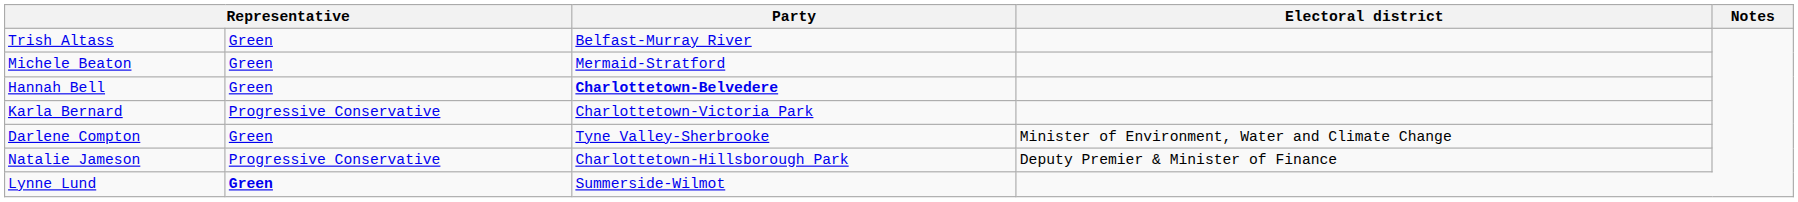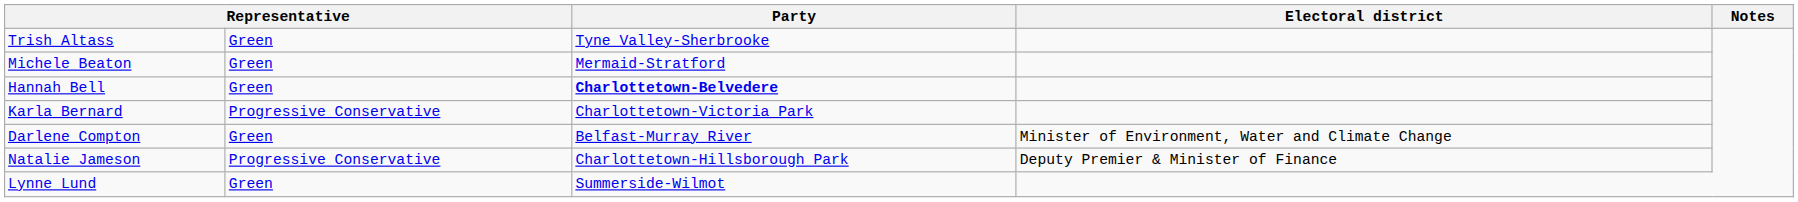(664, 40) Belfast-Murray River -> (672, 40) Tyne Valley-Sherbrooke
(672, 136) Tyne Valley-Sherbrooke -> (664, 136) Belfast-Murray River
(251, 184) bold -> (251, 184) normal
